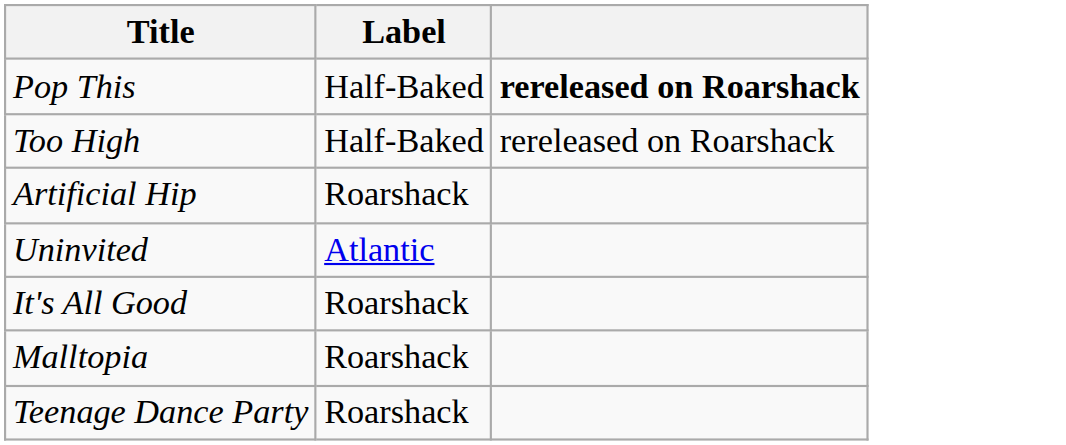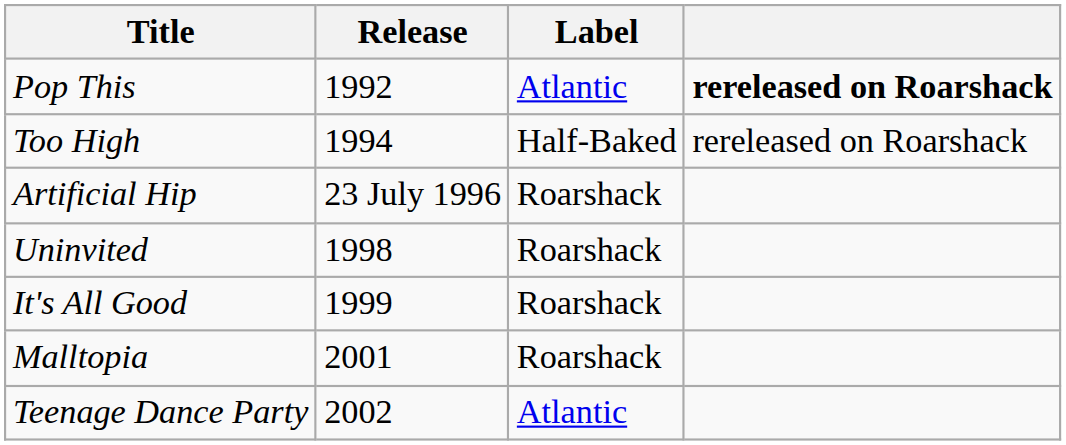+ column: (413, 31)
(404, 85) Half-Baked -> (572, 85) Atlantic
(379, 248) Atlantic -> (589, 248) Roarshack
(396, 411) Roarshack -> (572, 411) Atlantic
